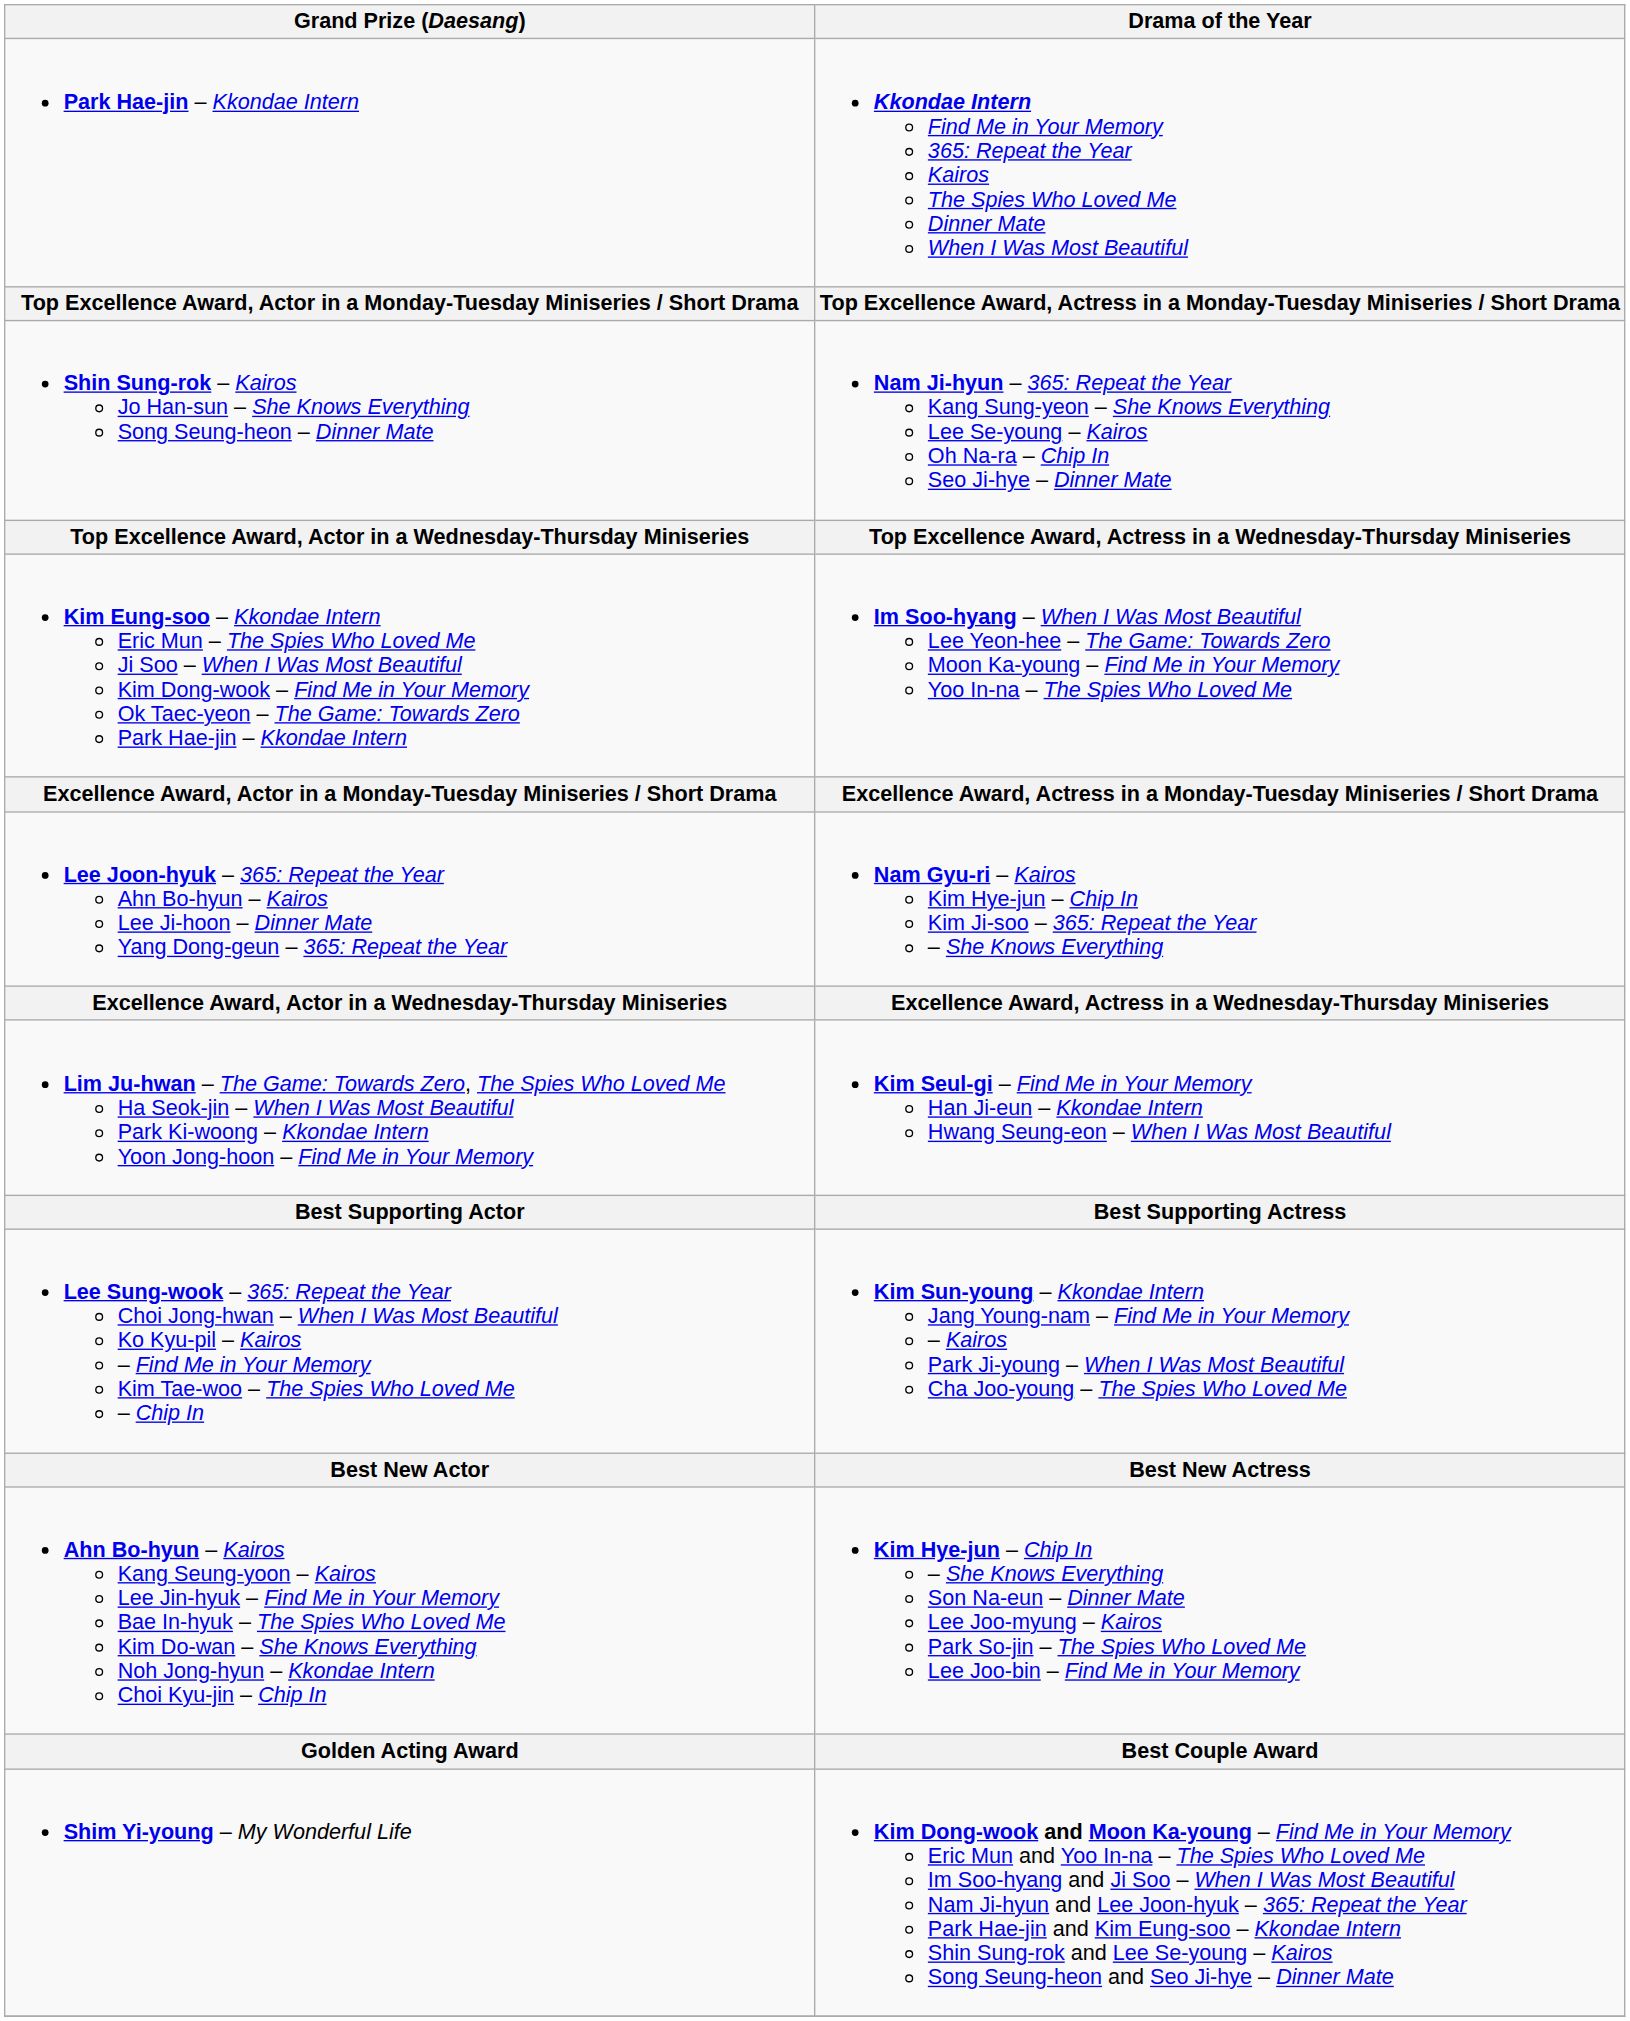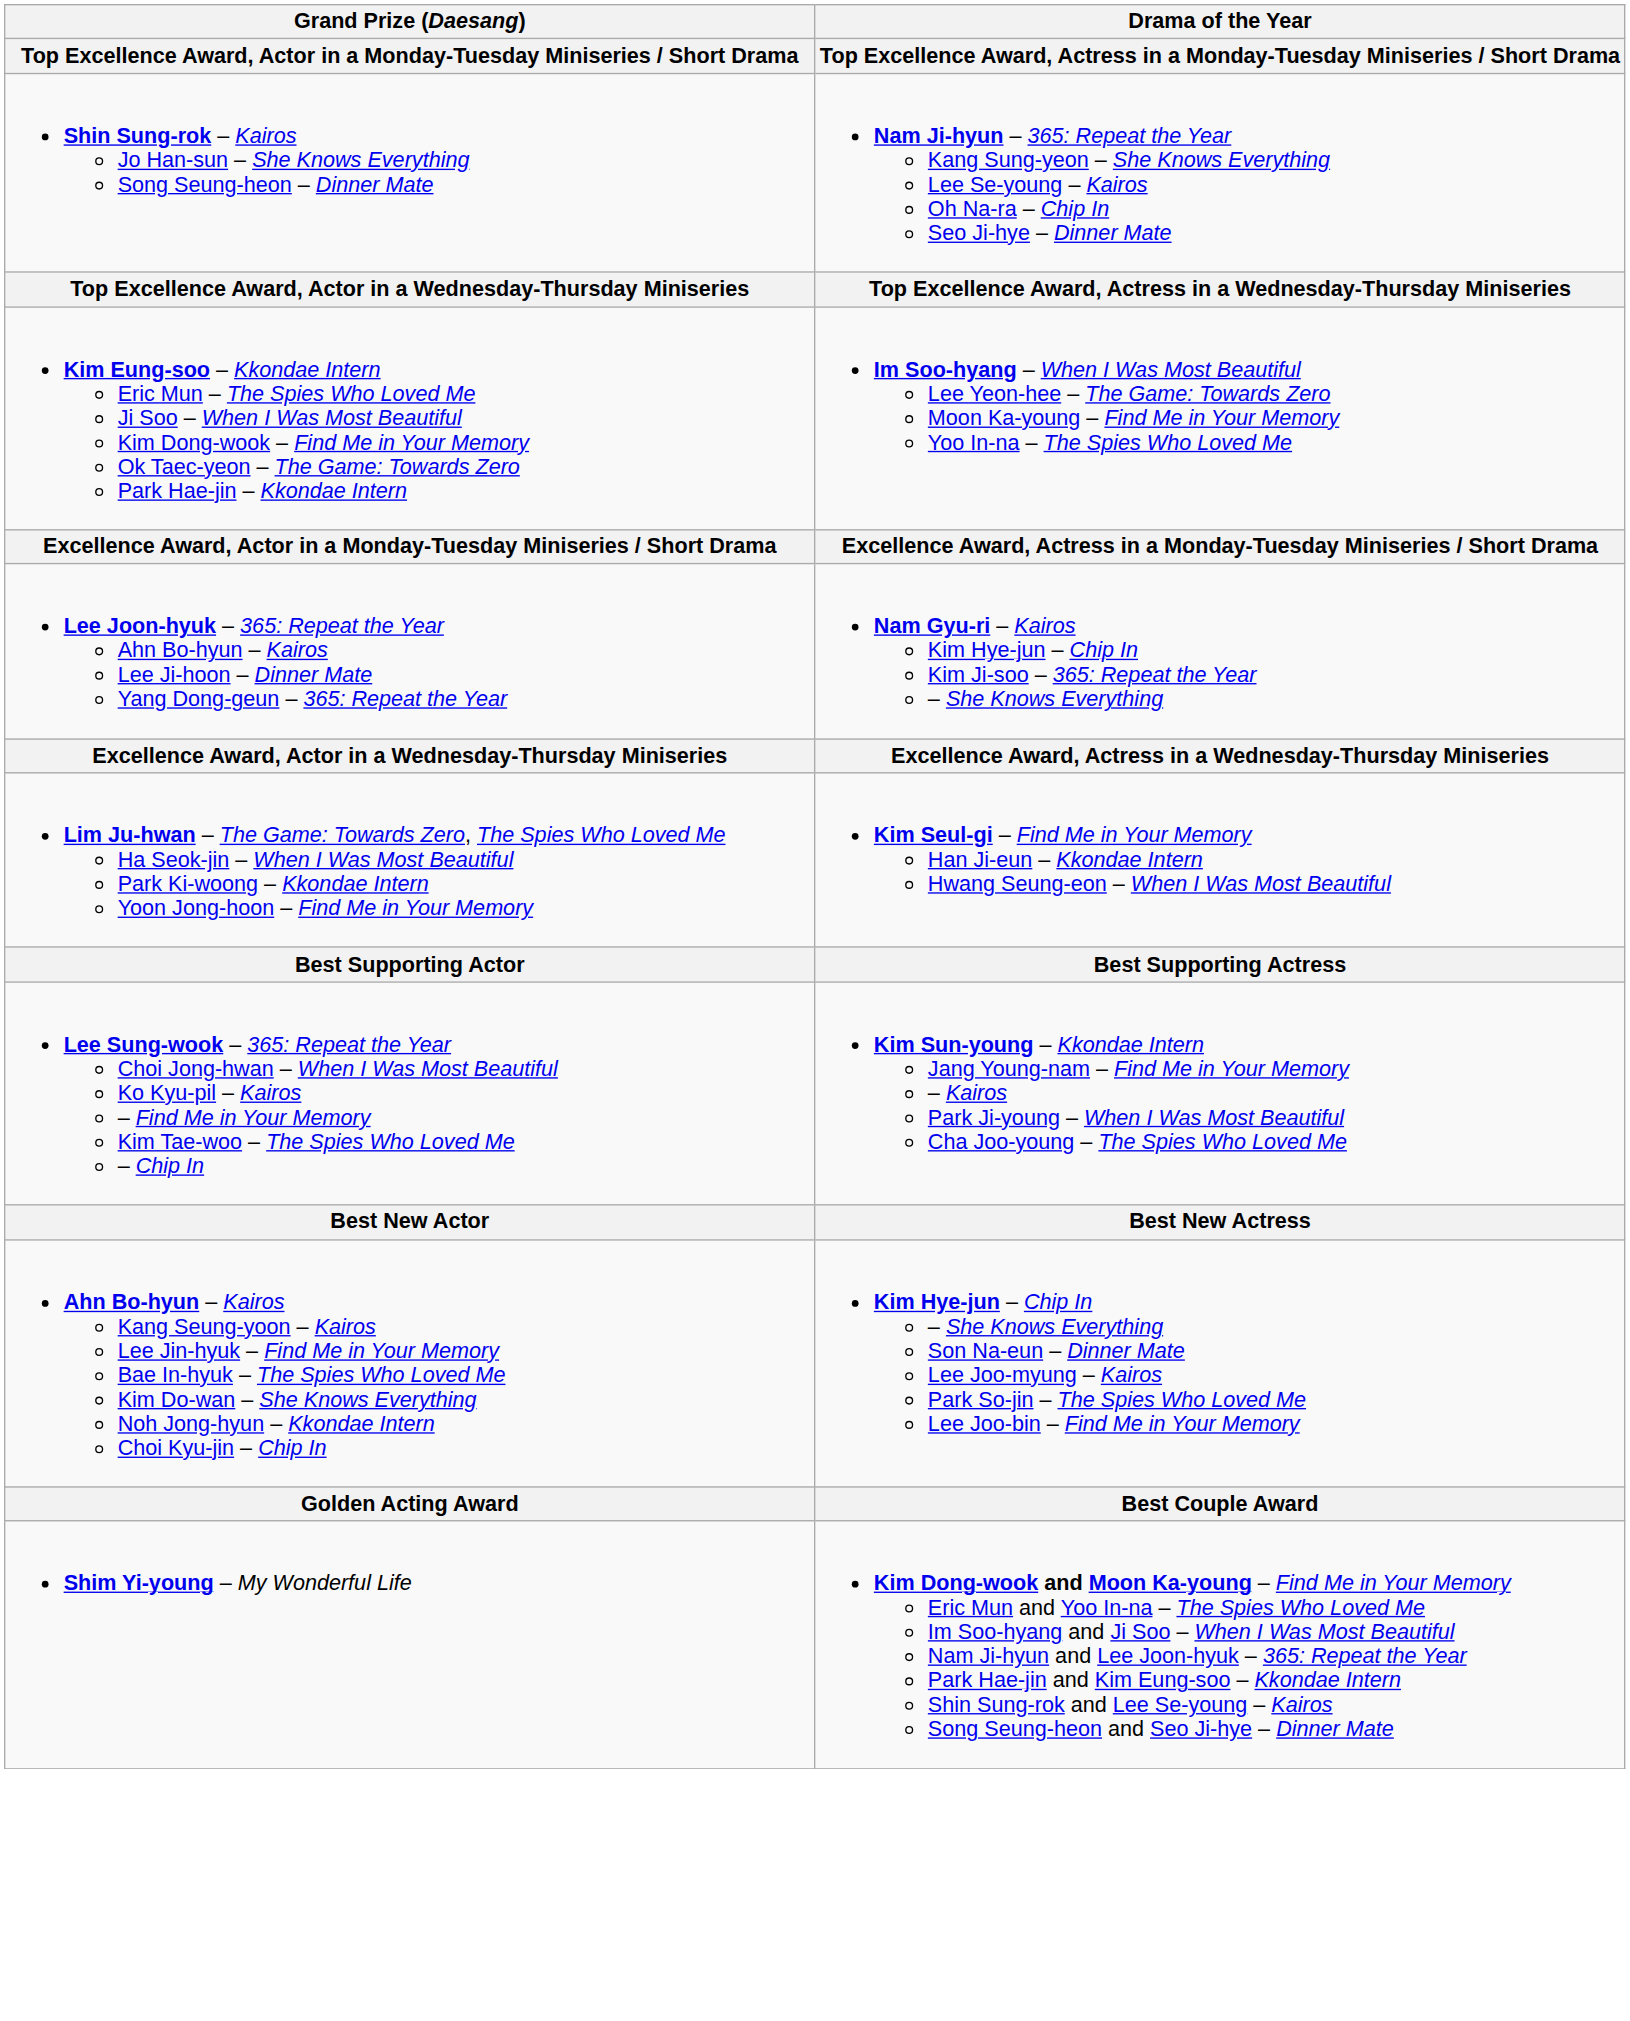- row: (410, 102)
